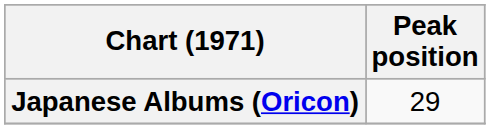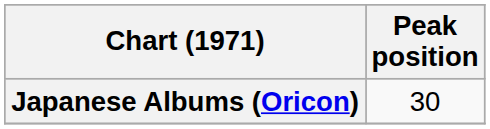(425, 100) 29 -> (425, 100) 30
